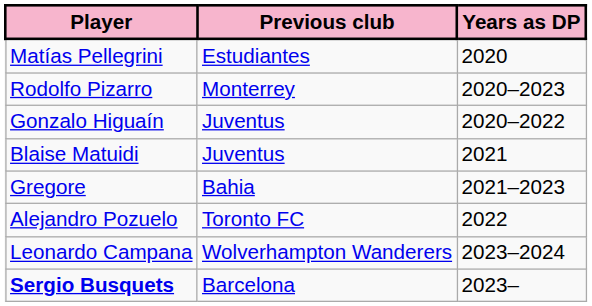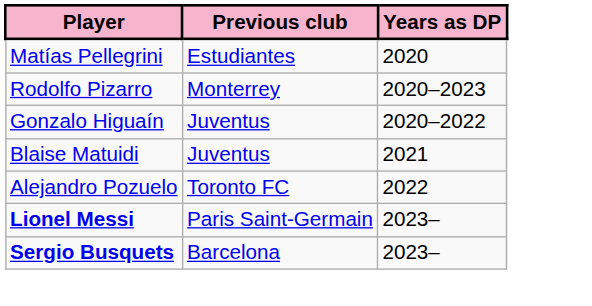- row: (48, 187)
- row: (101, 252)
+ row: (72, 219)
